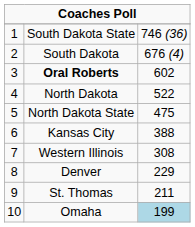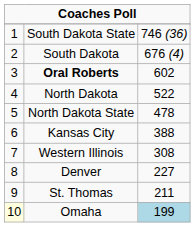(164, 113) 475 -> (164, 113) 478
(164, 172) 229 -> (164, 172) 227
(14, 212) no background -> (14, 212) lightyellow background
